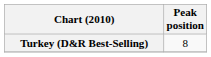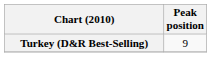(185, 43) 8 -> (185, 43) 9
